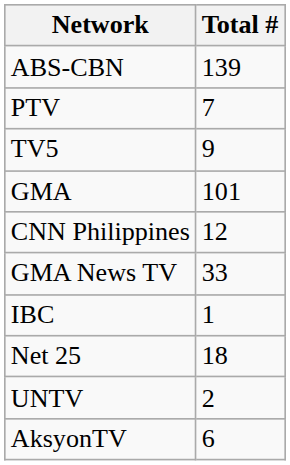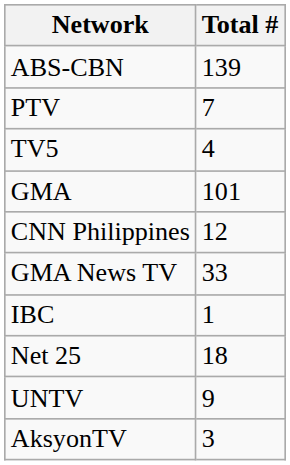(208, 149) 9 -> (208, 149) 4
(208, 397) 2 -> (208, 397) 9
(208, 438) 6 -> (208, 438) 3
